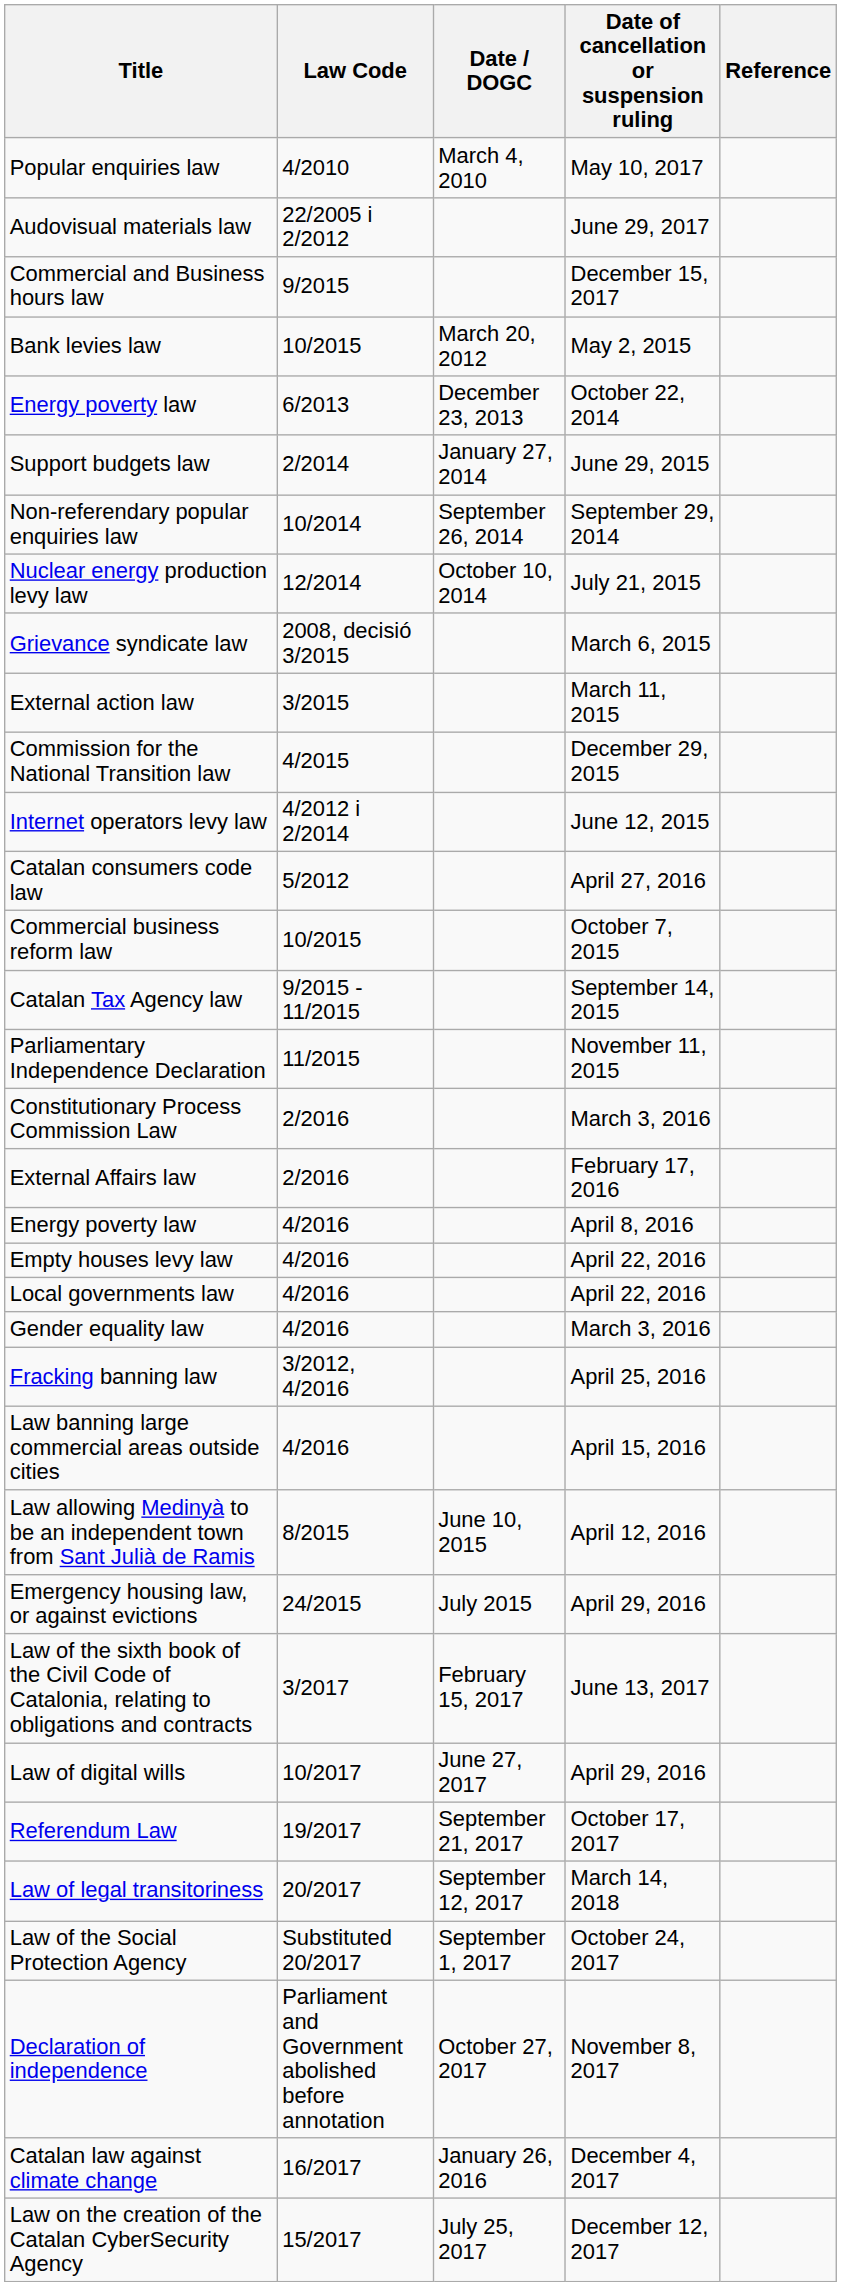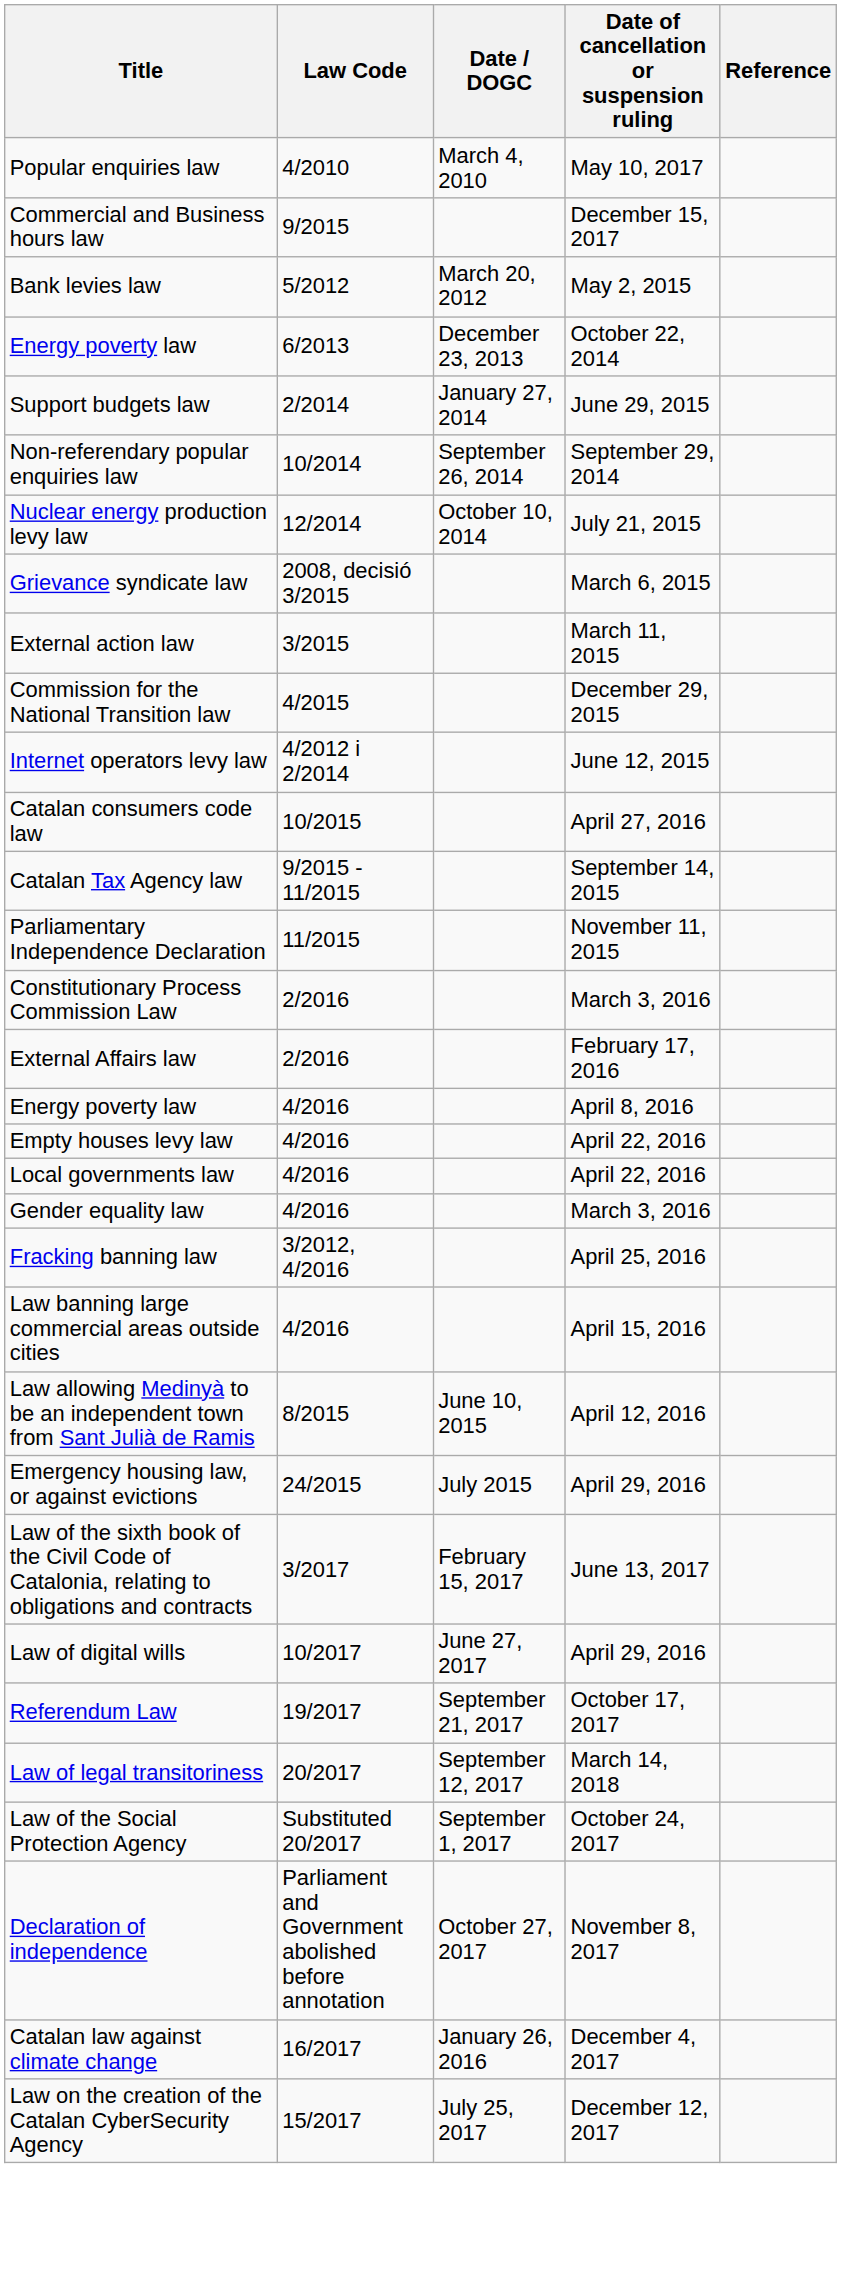- row: (130, 227)
(322, 345) 10/2015 -> (316, 286) 5/2012
(316, 880) 5/2012 -> (322, 821) 10/2015
- row: (114, 940)
